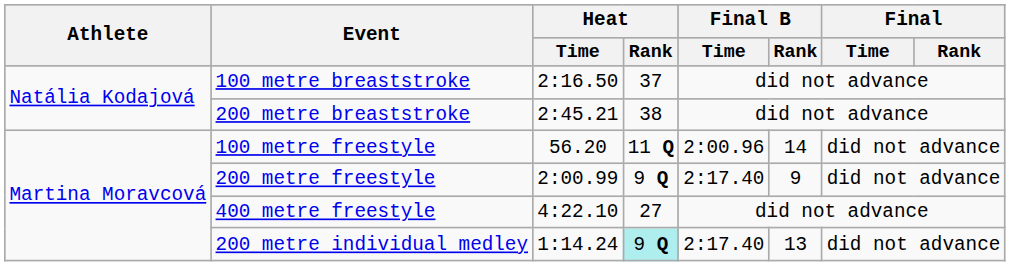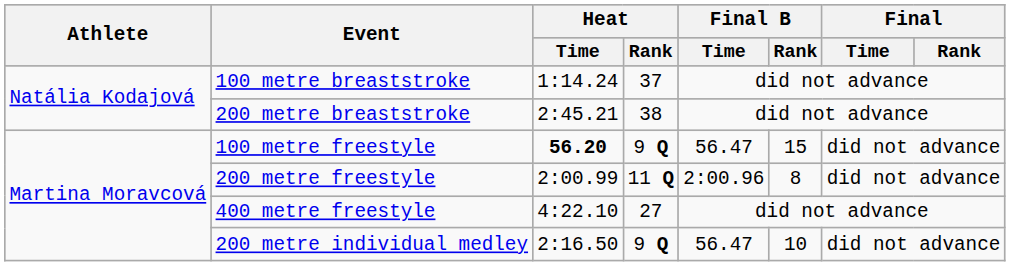(578, 82) 2:16.50 -> (578, 82) 1:14.24
(578, 147) normal -> (578, 147) bold
(651, 147) 11 Q -> (651, 147) 9 Q
(724, 147) 2:00.96 -> (724, 147) 56.47
(796, 147) 14 -> (796, 147) 15
(651, 179) 9 Q -> (651, 179) 11 Q
(724, 179) 2:17.40 -> (724, 179) 2:00.96
(796, 179) 9 -> (796, 179) 8
(578, 244) 1:14.24 -> (578, 244) 2:16.50
(651, 244) paleturquoise background -> (651, 244) no background
(724, 244) 2:17.40 -> (724, 244) 56.47
(796, 244) 13 -> (796, 244) 10
